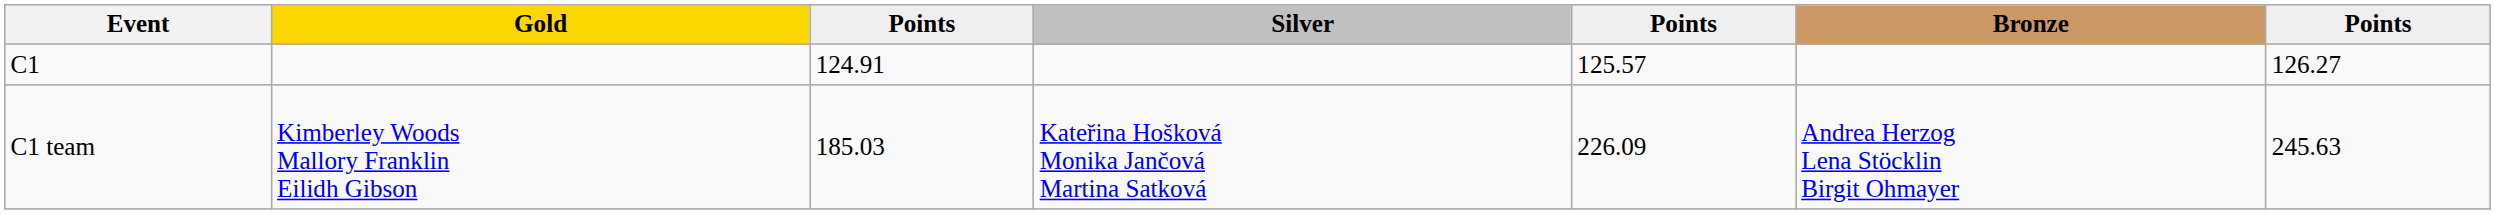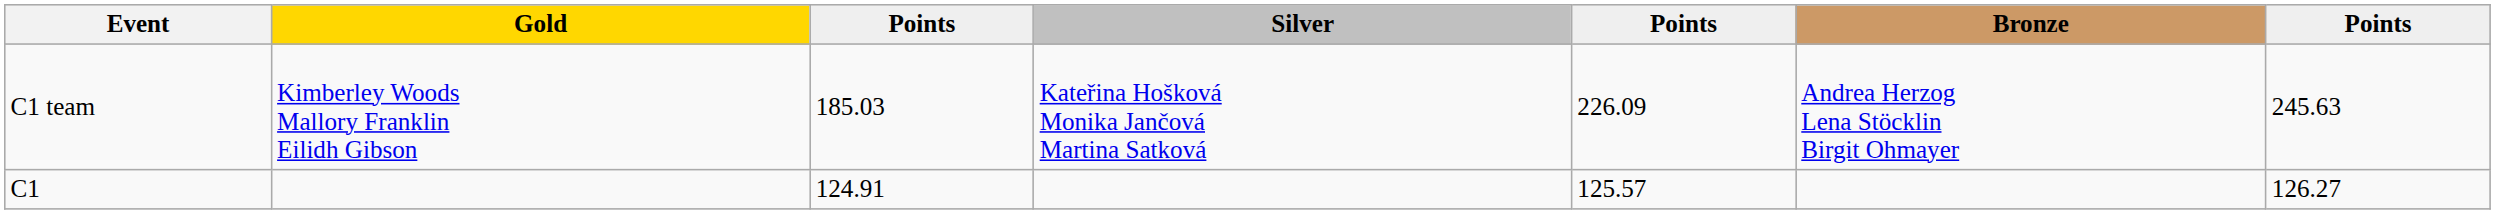rows swapped: (25, 64) <-> (53, 146)
